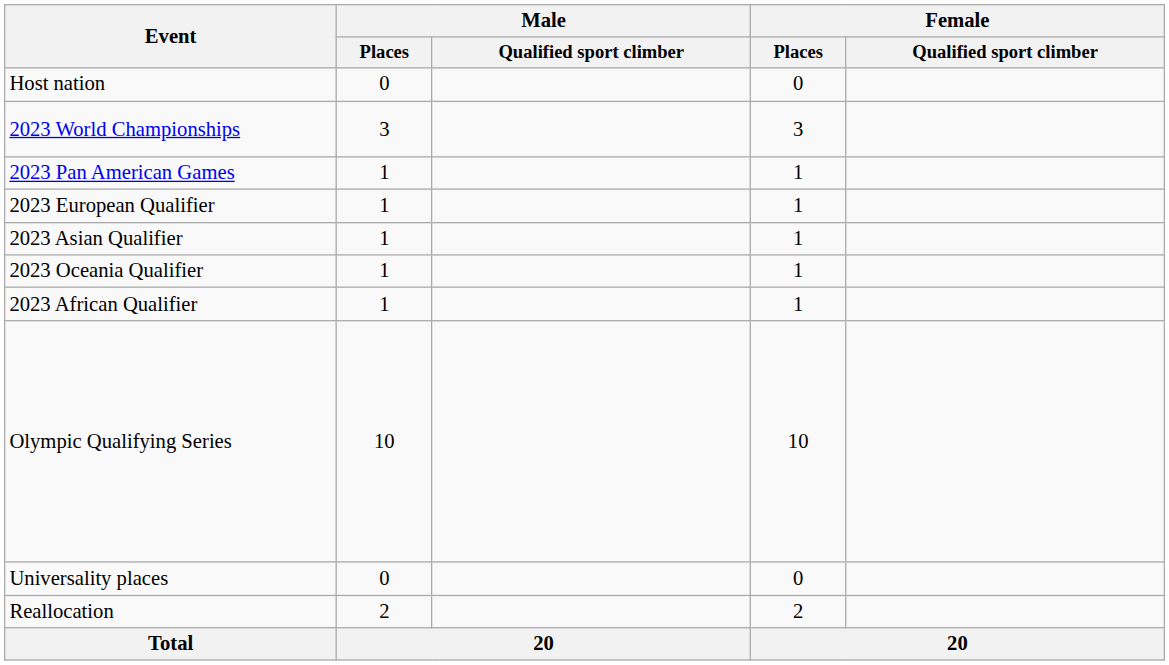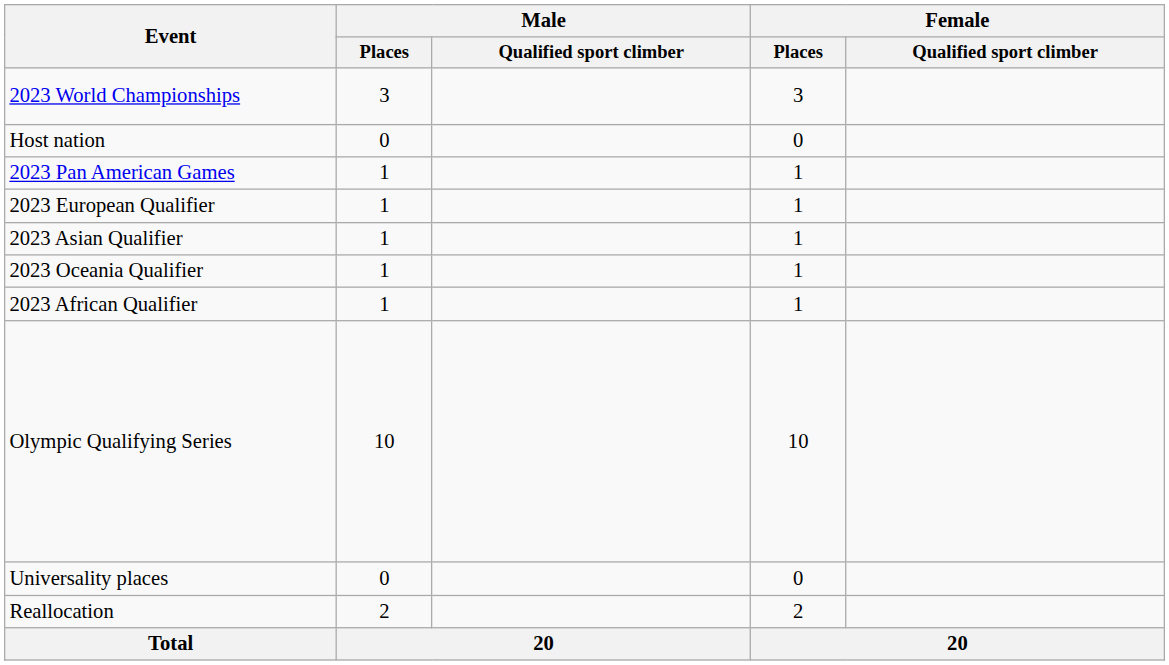rows swapped: (57, 84) <-> (125, 128)
